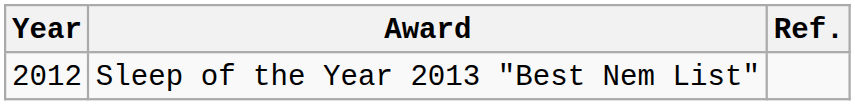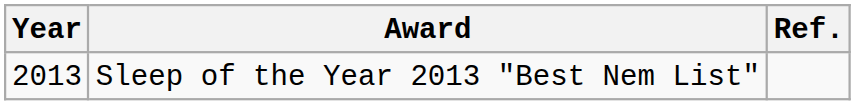(47, 76) 2012 -> (47, 76) 2013
